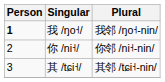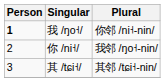(126, 30) 我邻 /ŋo˧-nin/ -> (124, 30) 你邻 /ni˧-nin/
(124, 49) 你邻 /ni˧-nin/ -> (126, 49) 我邻 /ŋo˧-nin/
